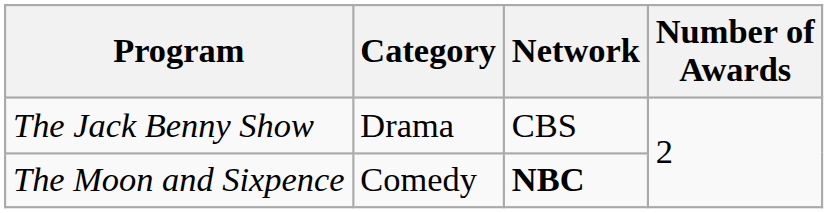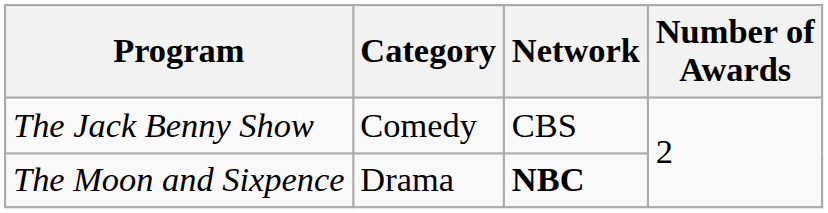(407, 125) Drama -> (419, 125) Comedy
(419, 179) Comedy -> (407, 179) Drama
